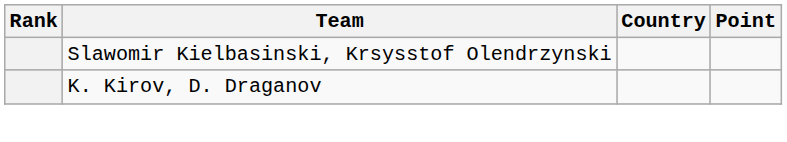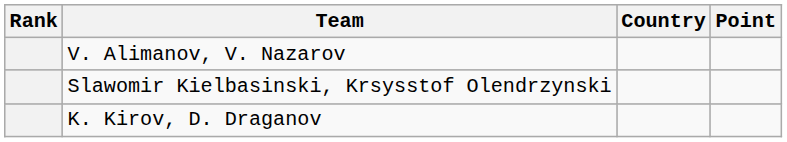+ row: (207, 54)
